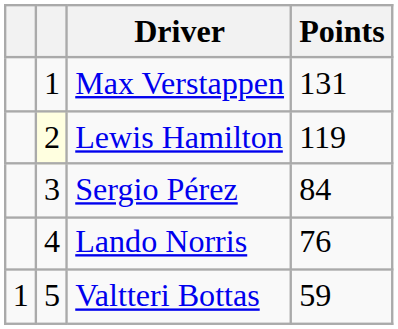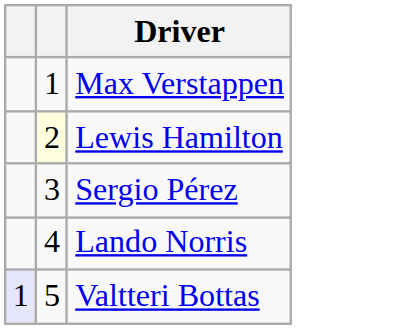- column: (342, 30)
(21, 295) no background -> (21, 295) lavender background
